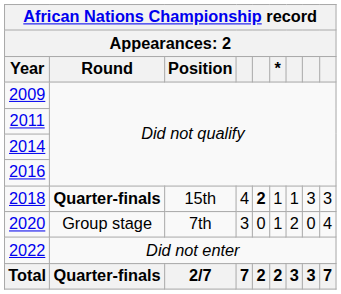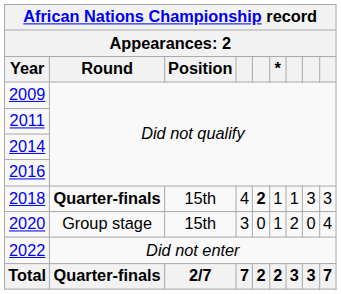(200, 224) 7th -> (200, 224) 15th
